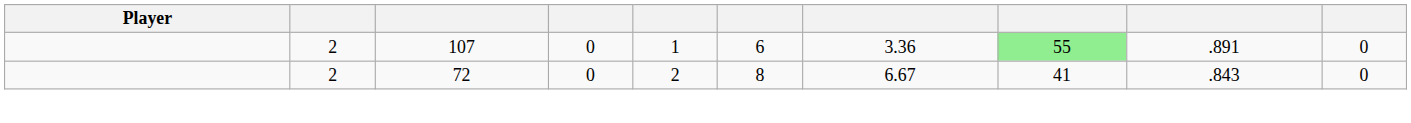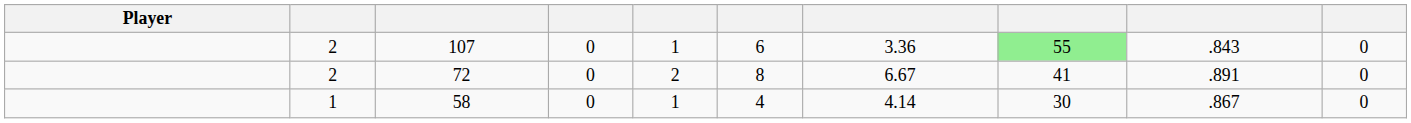(1224, 46) .891 -> (1224, 46) .843
(1224, 74) .843 -> (1224, 74) .891
+ row: (462, 103)
